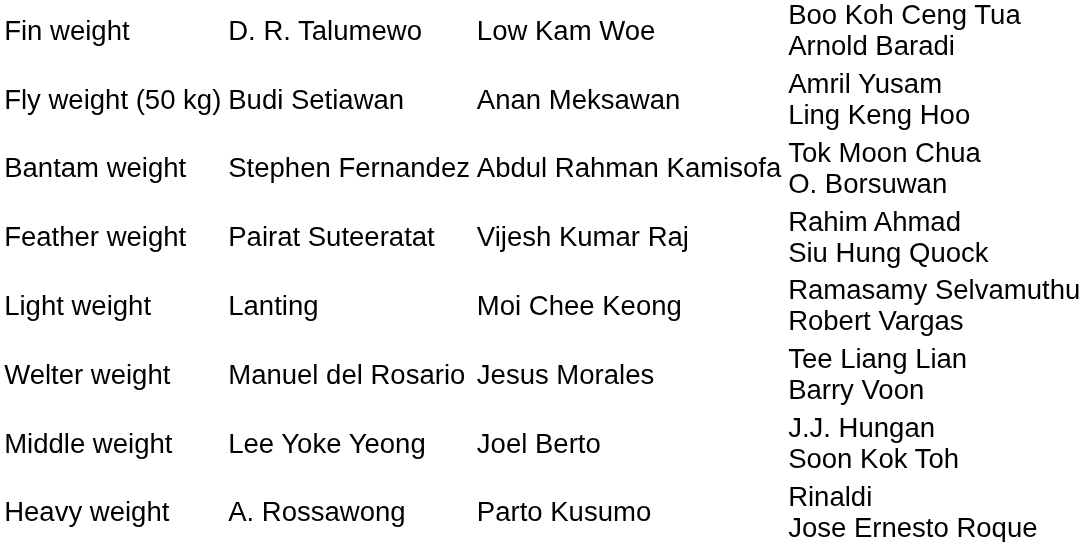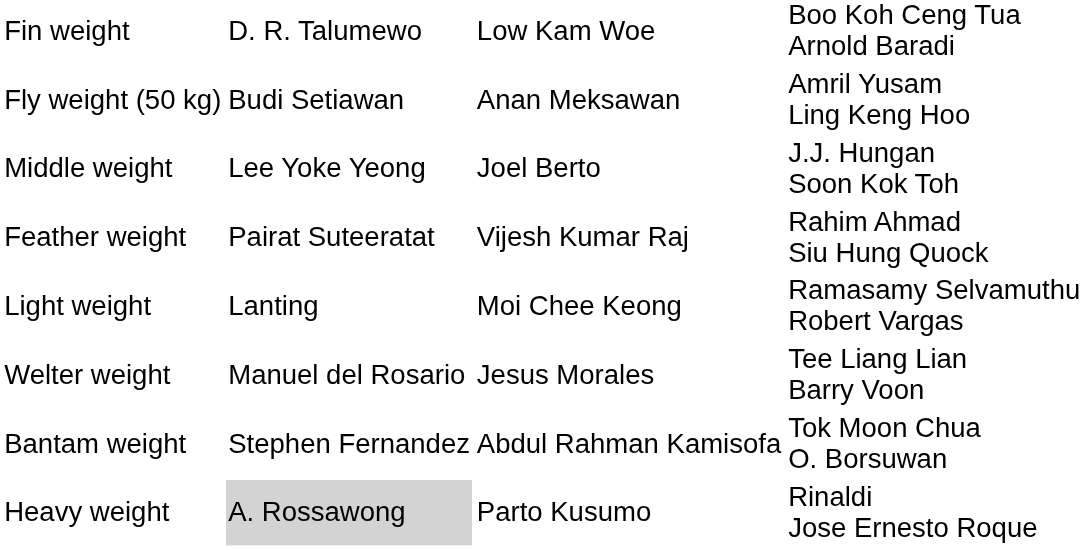rows swapped: (95, 168) <-> (88, 443)
(317, 512) no background -> (317, 512) lightgrey background
